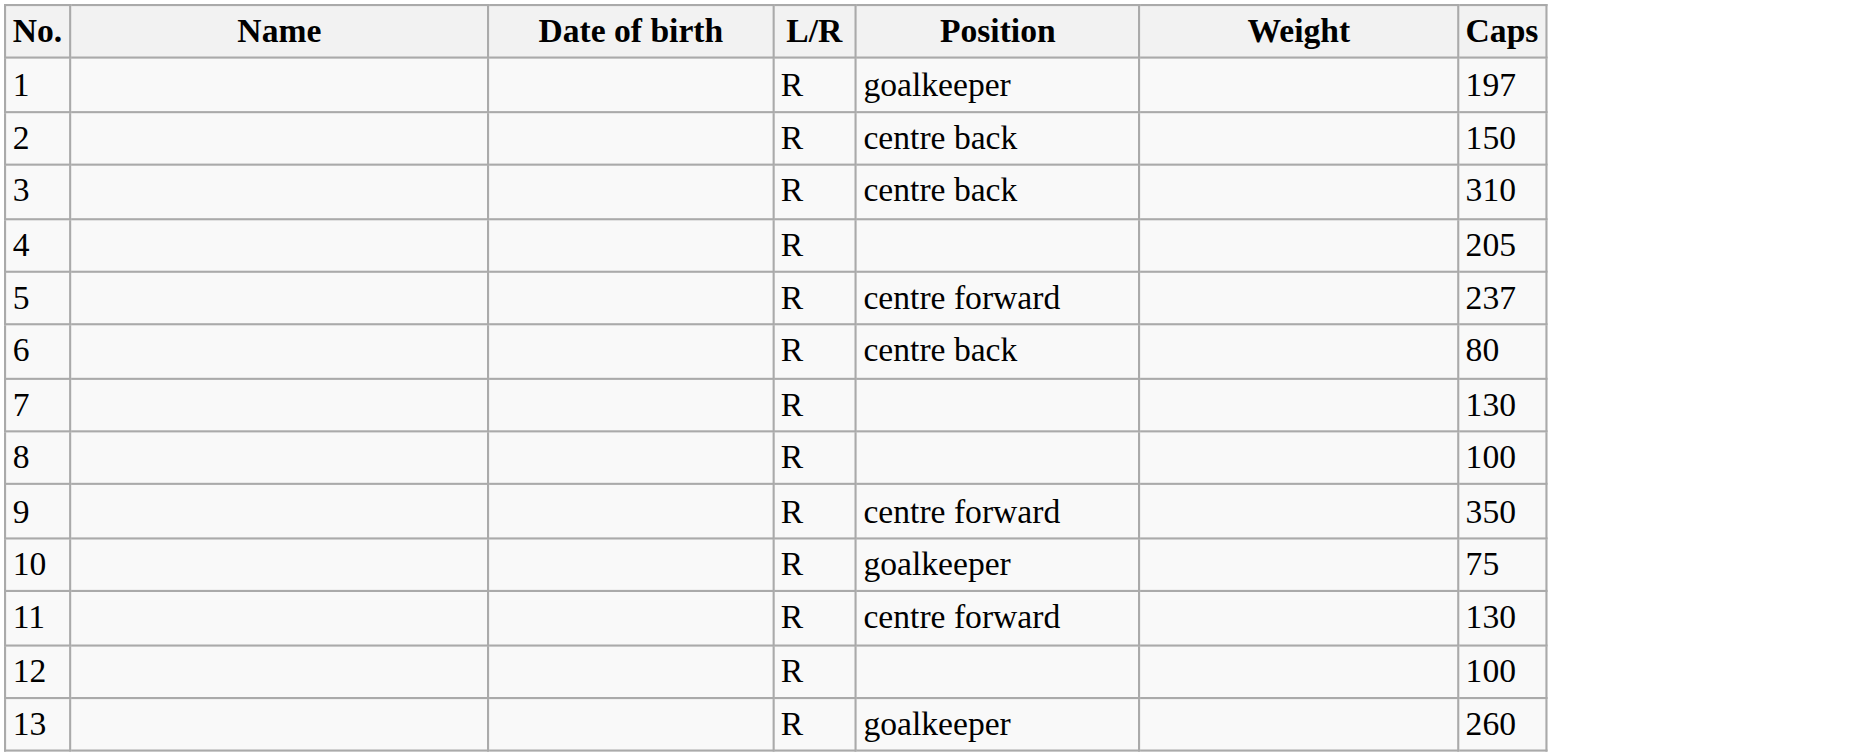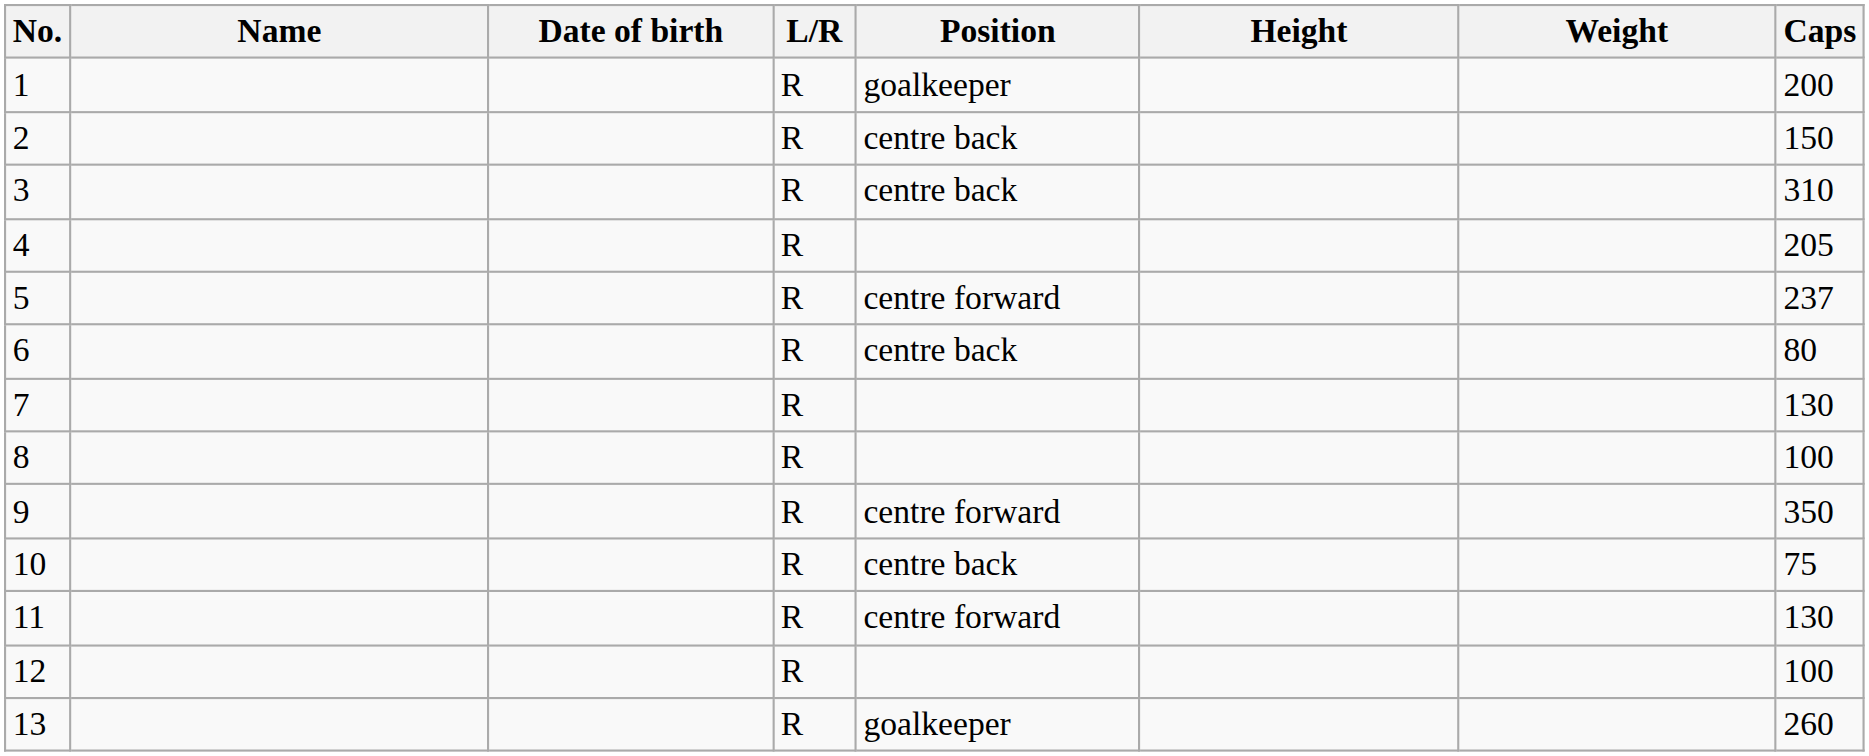+ column: (1299, 31)
(1491, 84) 197 -> (1809, 84) 200
(937, 564) goalkeeper -> (940, 564) centre back
